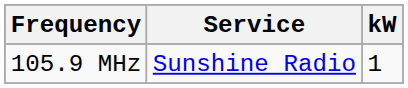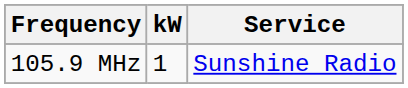columns swapped: (382, 25) <-> (254, 25)
